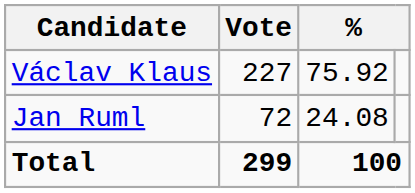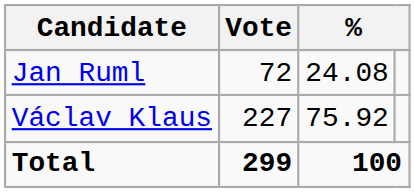rows swapped: (112, 73) <-> (78, 118)
